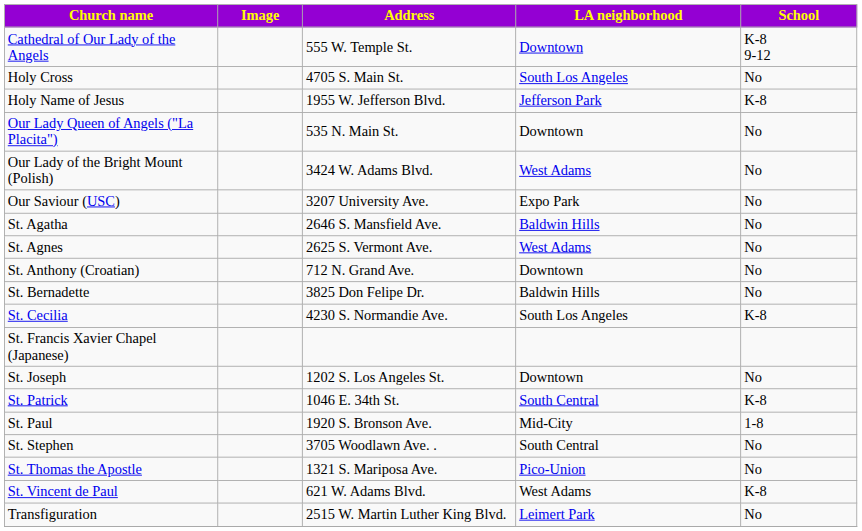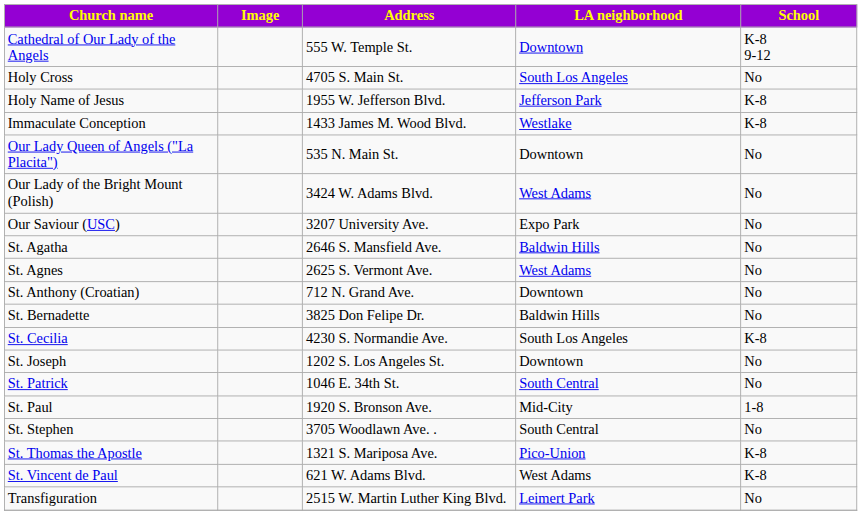+ row: (77, 123)
- row: (82, 346)
(755, 400) K-8 -> (753, 384) No
(753, 468) No -> (755, 452) K-8
